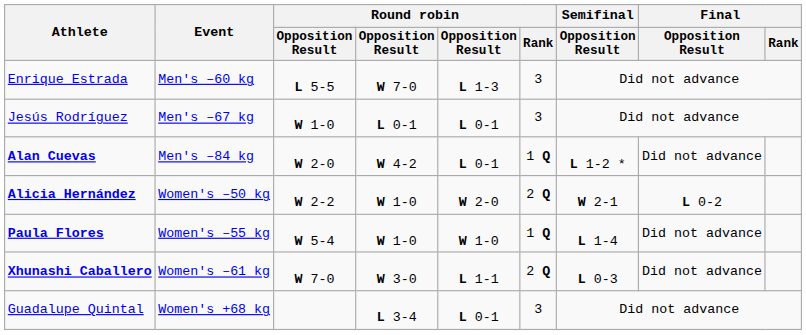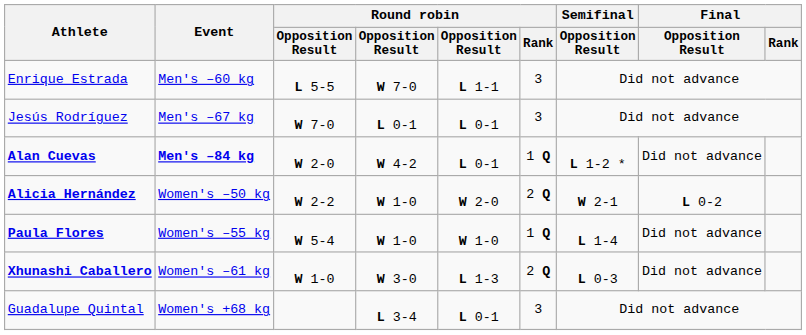(479, 87) L 1-3 -> (479, 87) L 1-1
(314, 126) W 1-0 -> (314, 126) W 7-0
(206, 156) normal -> (206, 156) bold
(314, 279) W 7-0 -> (314, 279) W 1-0
(479, 279) L 1-1 -> (479, 279) L 1-3
